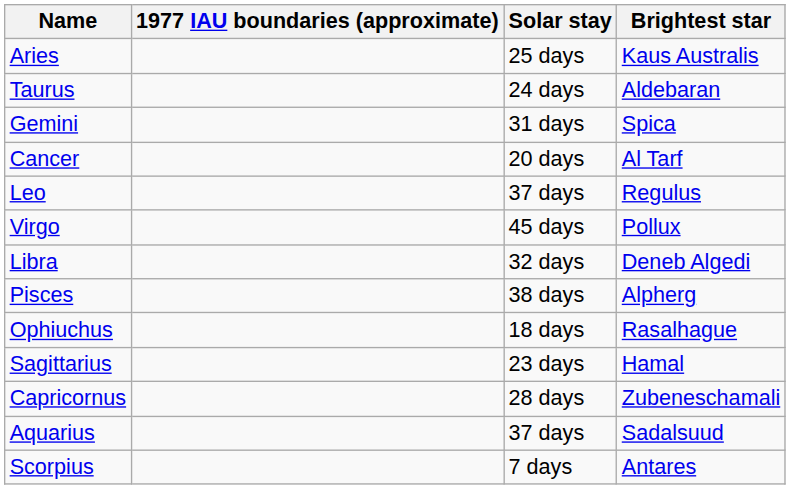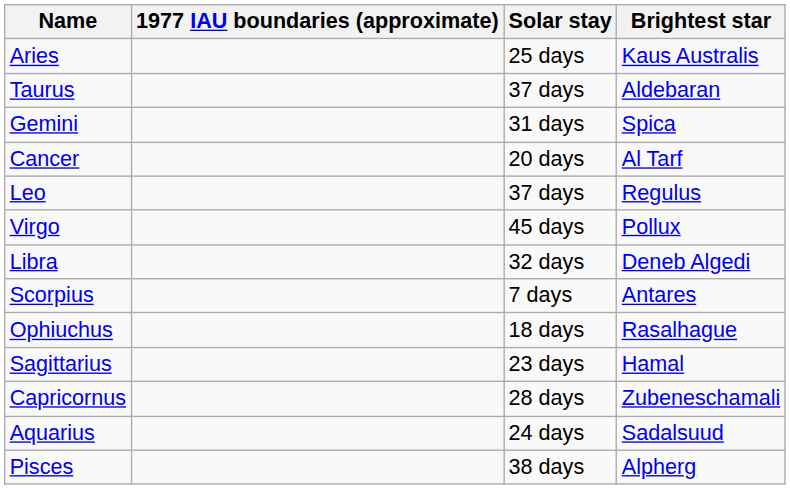(546, 90) 24 days -> (546, 90) 37 days
rows swapped: (52, 466) <-> (41, 295)
(546, 432) 37 days -> (546, 432) 24 days
